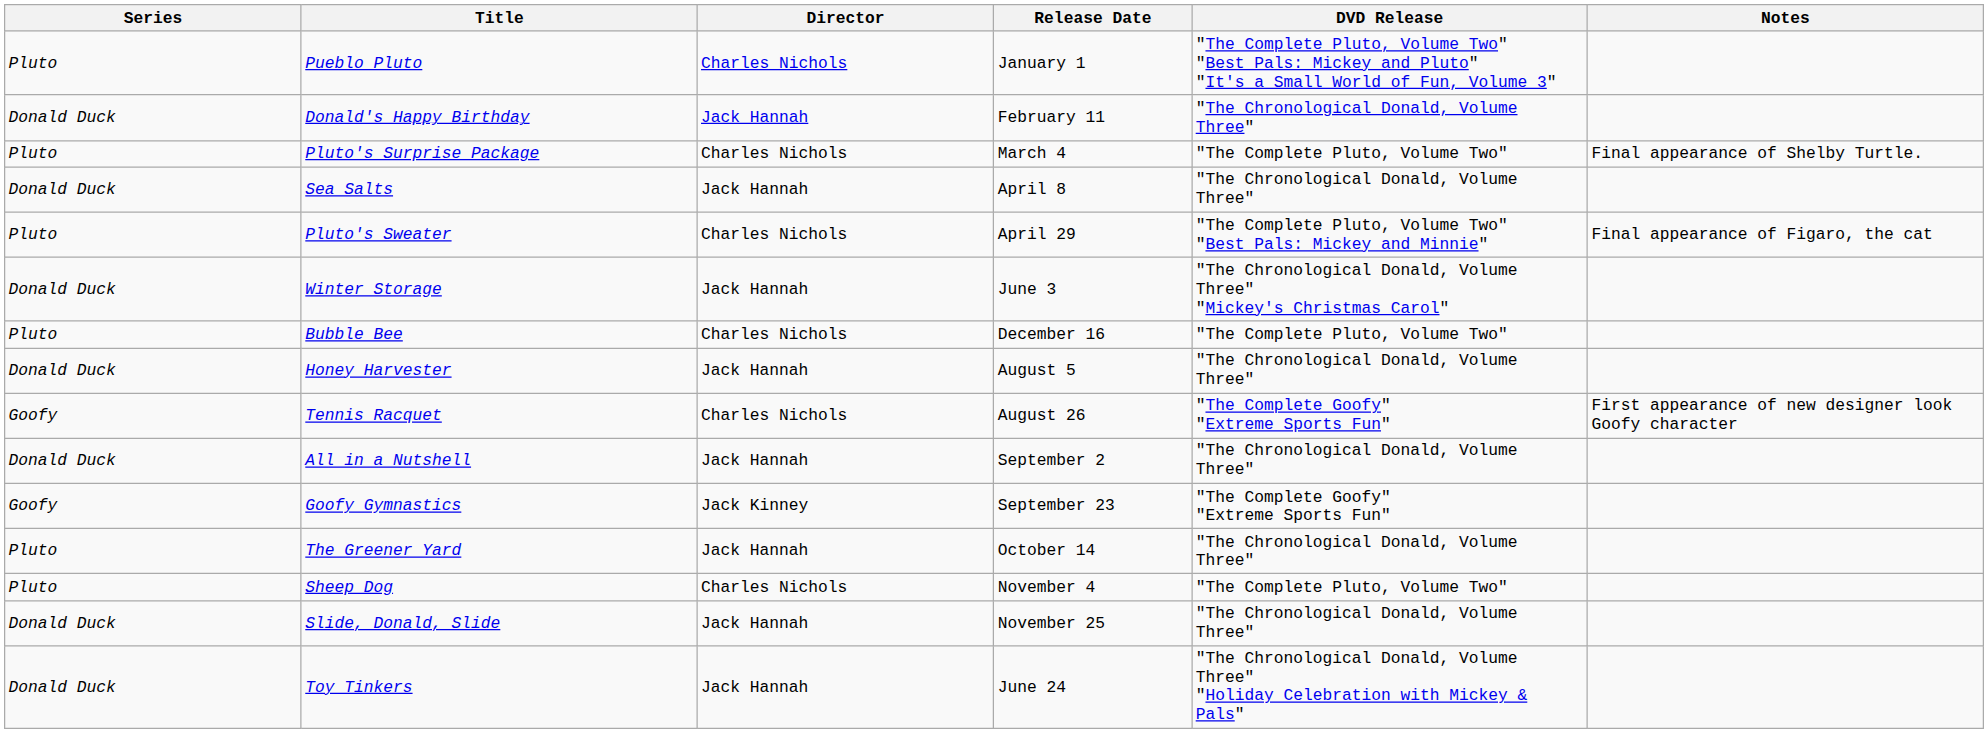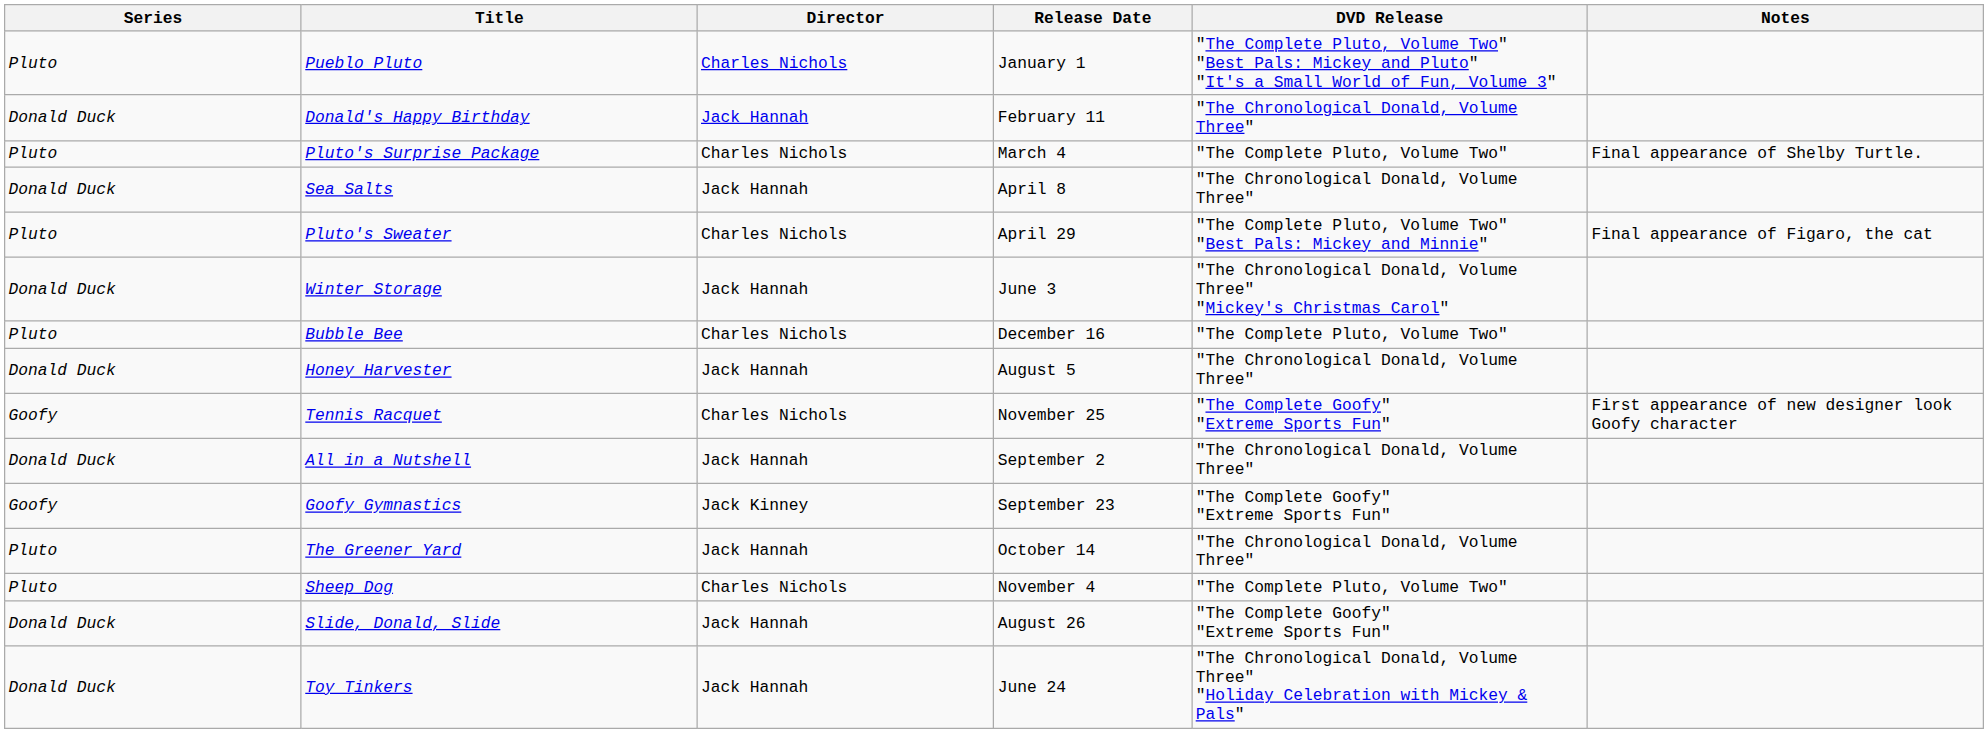(1042, 416) August 26 -> (1051, 416) November 25
(1051, 623) November 25 -> (1042, 623) August 26
(1357, 623) "The Chronological Donald, Volume Three" -> (1293, 623) "The Complete Goofy" "Extreme Sports Fun"
